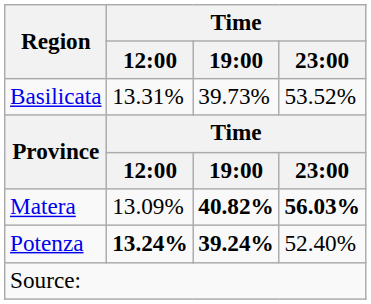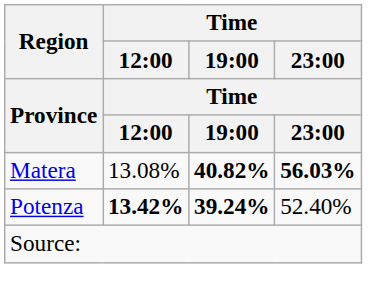- row: (56, 96)
(148, 206) 13.09% -> (144, 170) 13.08%
(150, 243) 13.24% -> (146, 206) 13.42%
